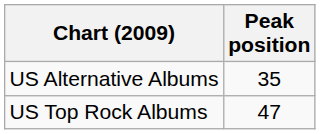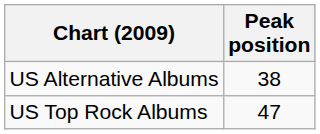(269, 78) 35 -> (269, 78) 38
